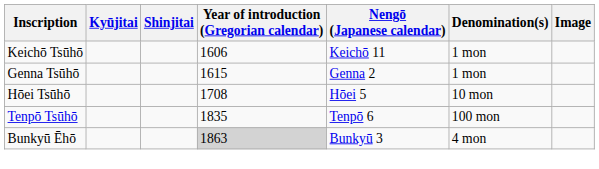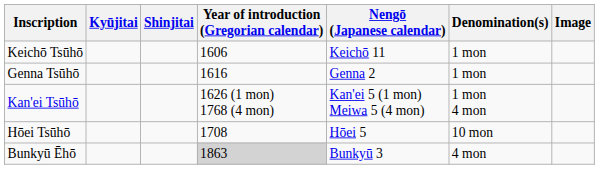(214, 73) 1615 -> (214, 73) 1616
+ row: (43, 102)
- row: (43, 116)
